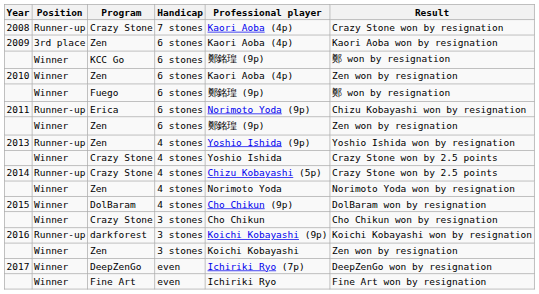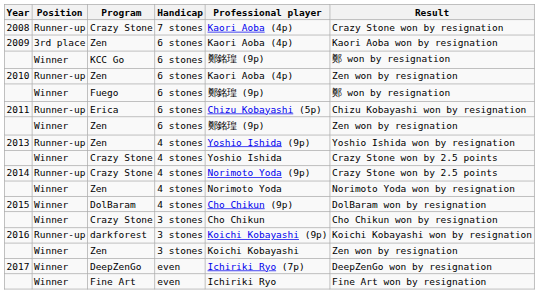(51, 76) Winner -> (60, 76) Runner-up
(259, 109) Norimoto Yoda (9p) -> (265, 109) Chizu Kobayashi (5p)
(265, 173) Chizu Kobayashi (5p) -> (259, 173) Norimoto Yoda (9p)
